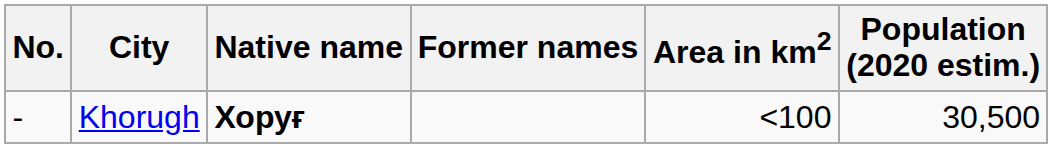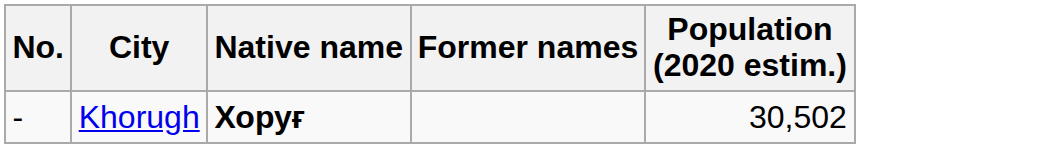- column: (742, 47)
(991, 116) 30,500 -> (798, 116) 30,502
